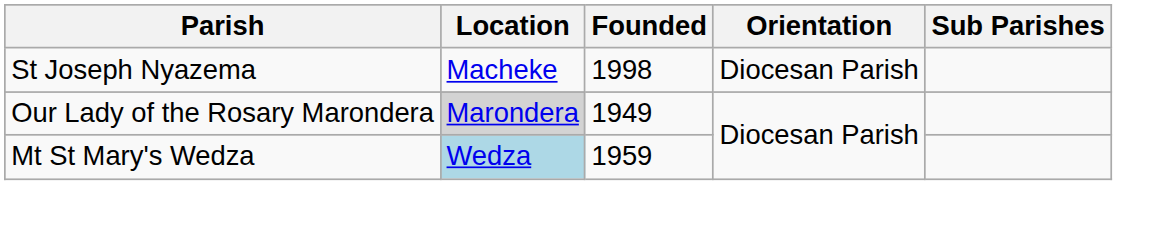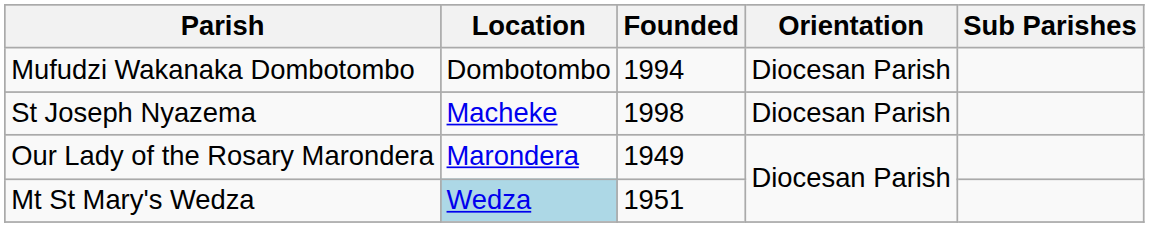+ row: (213, 69)
(513, 112) lightgrey background -> (513, 156) no background
(622, 156) 1959 -> (654, 199) 1951
